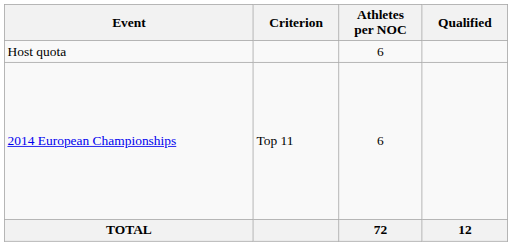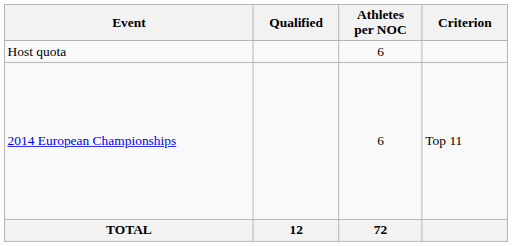columns swapped: (296, 22) <-> (465, 22)
